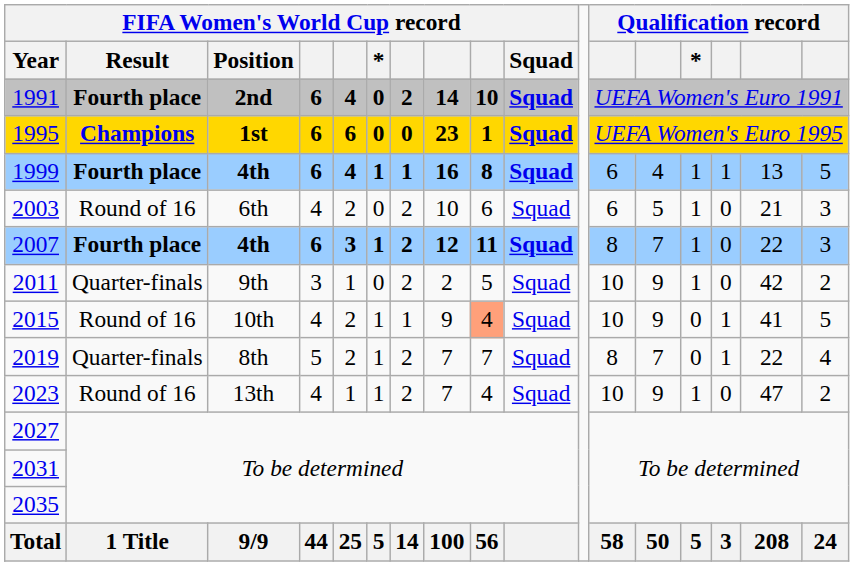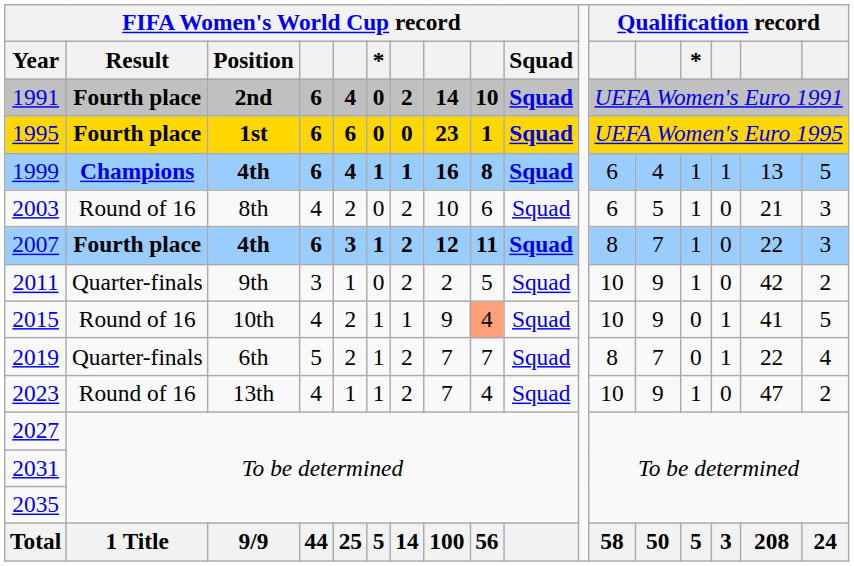(137, 134) Champions -> (137, 134) Fourth place
(137, 171) Fourth place -> (137, 171) Champions
(254, 208) 6th -> (254, 208) 8th
(254, 356) 8th -> (254, 356) 6th
